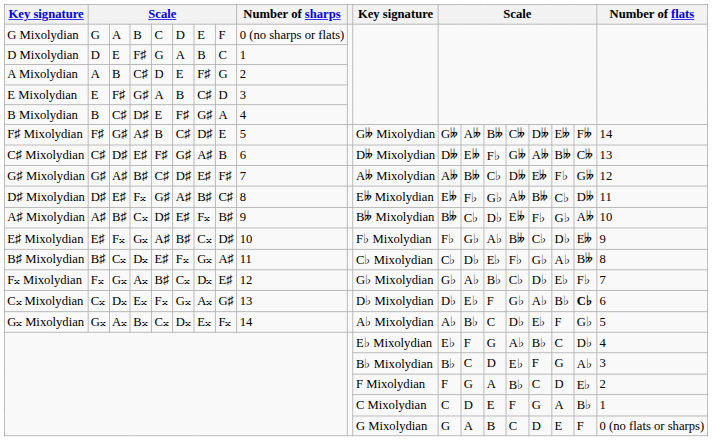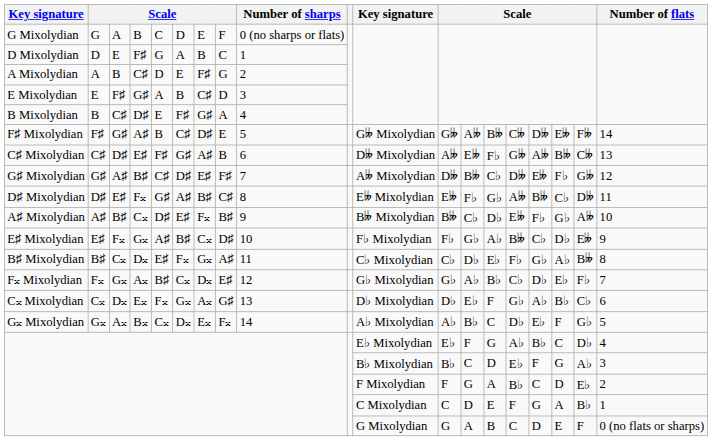(449, 155) D𝄫 -> (449, 155) A𝄫
(449, 176) A𝄫 -> (449, 176) D𝄫
(584, 301) bold -> (584, 301) normal
